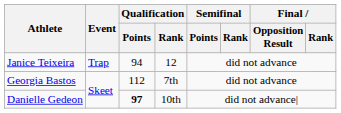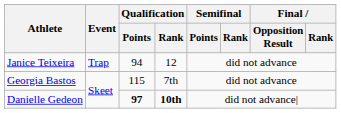(137, 81) 112 -> (137, 81) 115
(171, 99) normal -> (171, 99) bold
